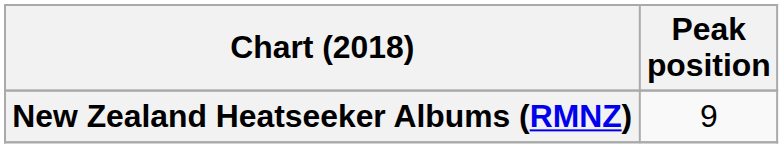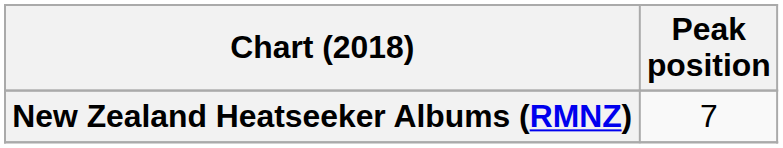(709, 116) 9 -> (709, 116) 7
